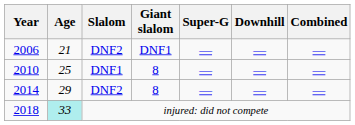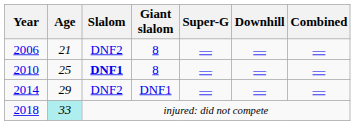(156, 49) DNF1 -> (156, 49) 8
(107, 69) normal -> (107, 69) bold
(156, 89) 8 -> (156, 89) DNF1
